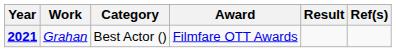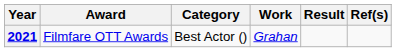columns swapped: (235, 15) <-> (65, 15)
